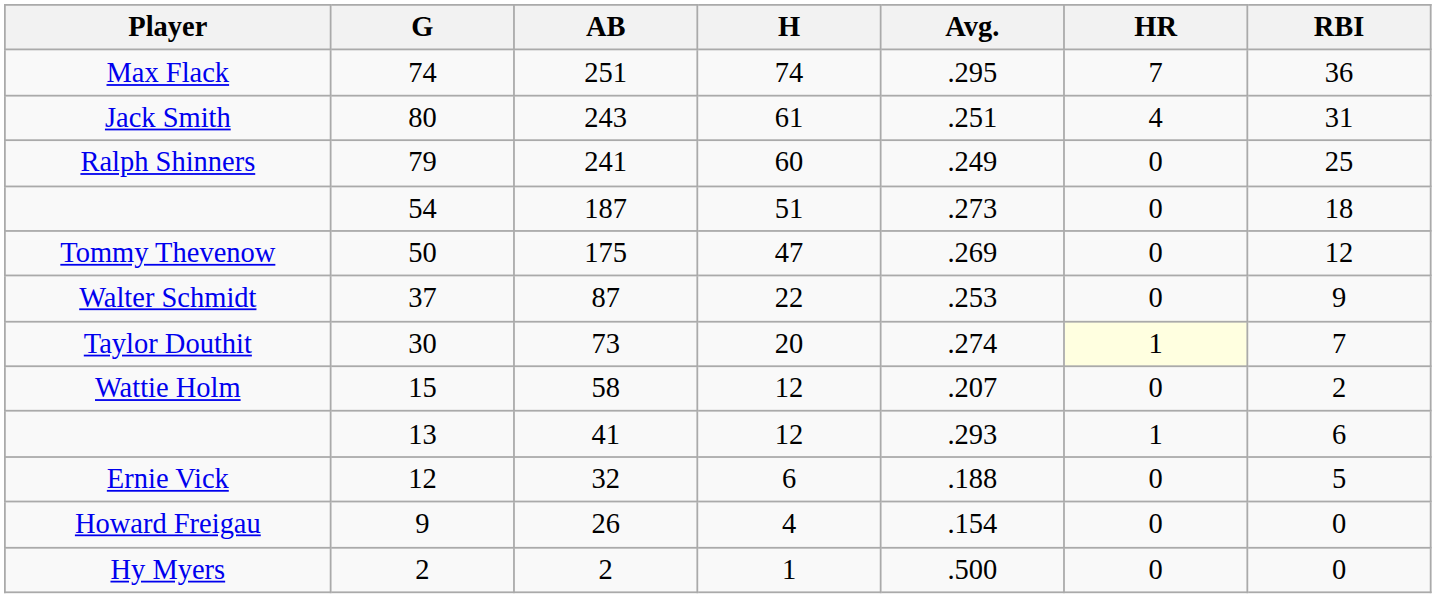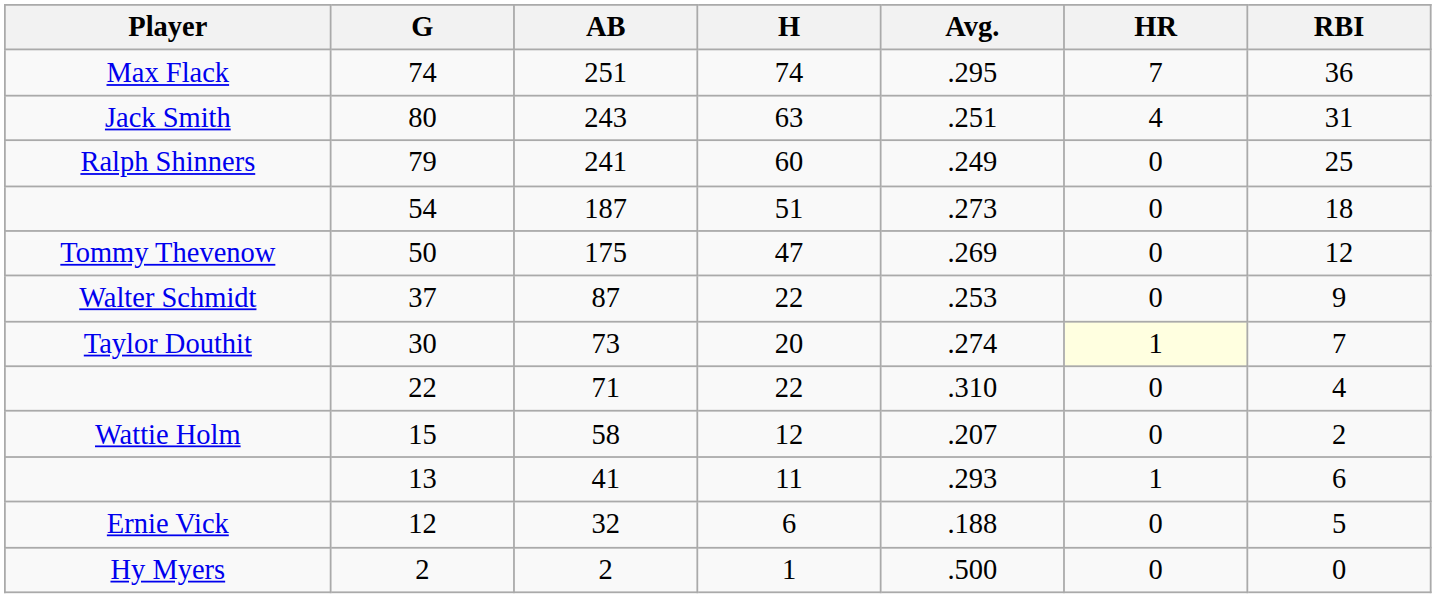(789, 117) 61 -> (789, 117) 63
+ row: (606, 388)
(789, 433) 12 -> (789, 478) 11
- row: (606, 523)
